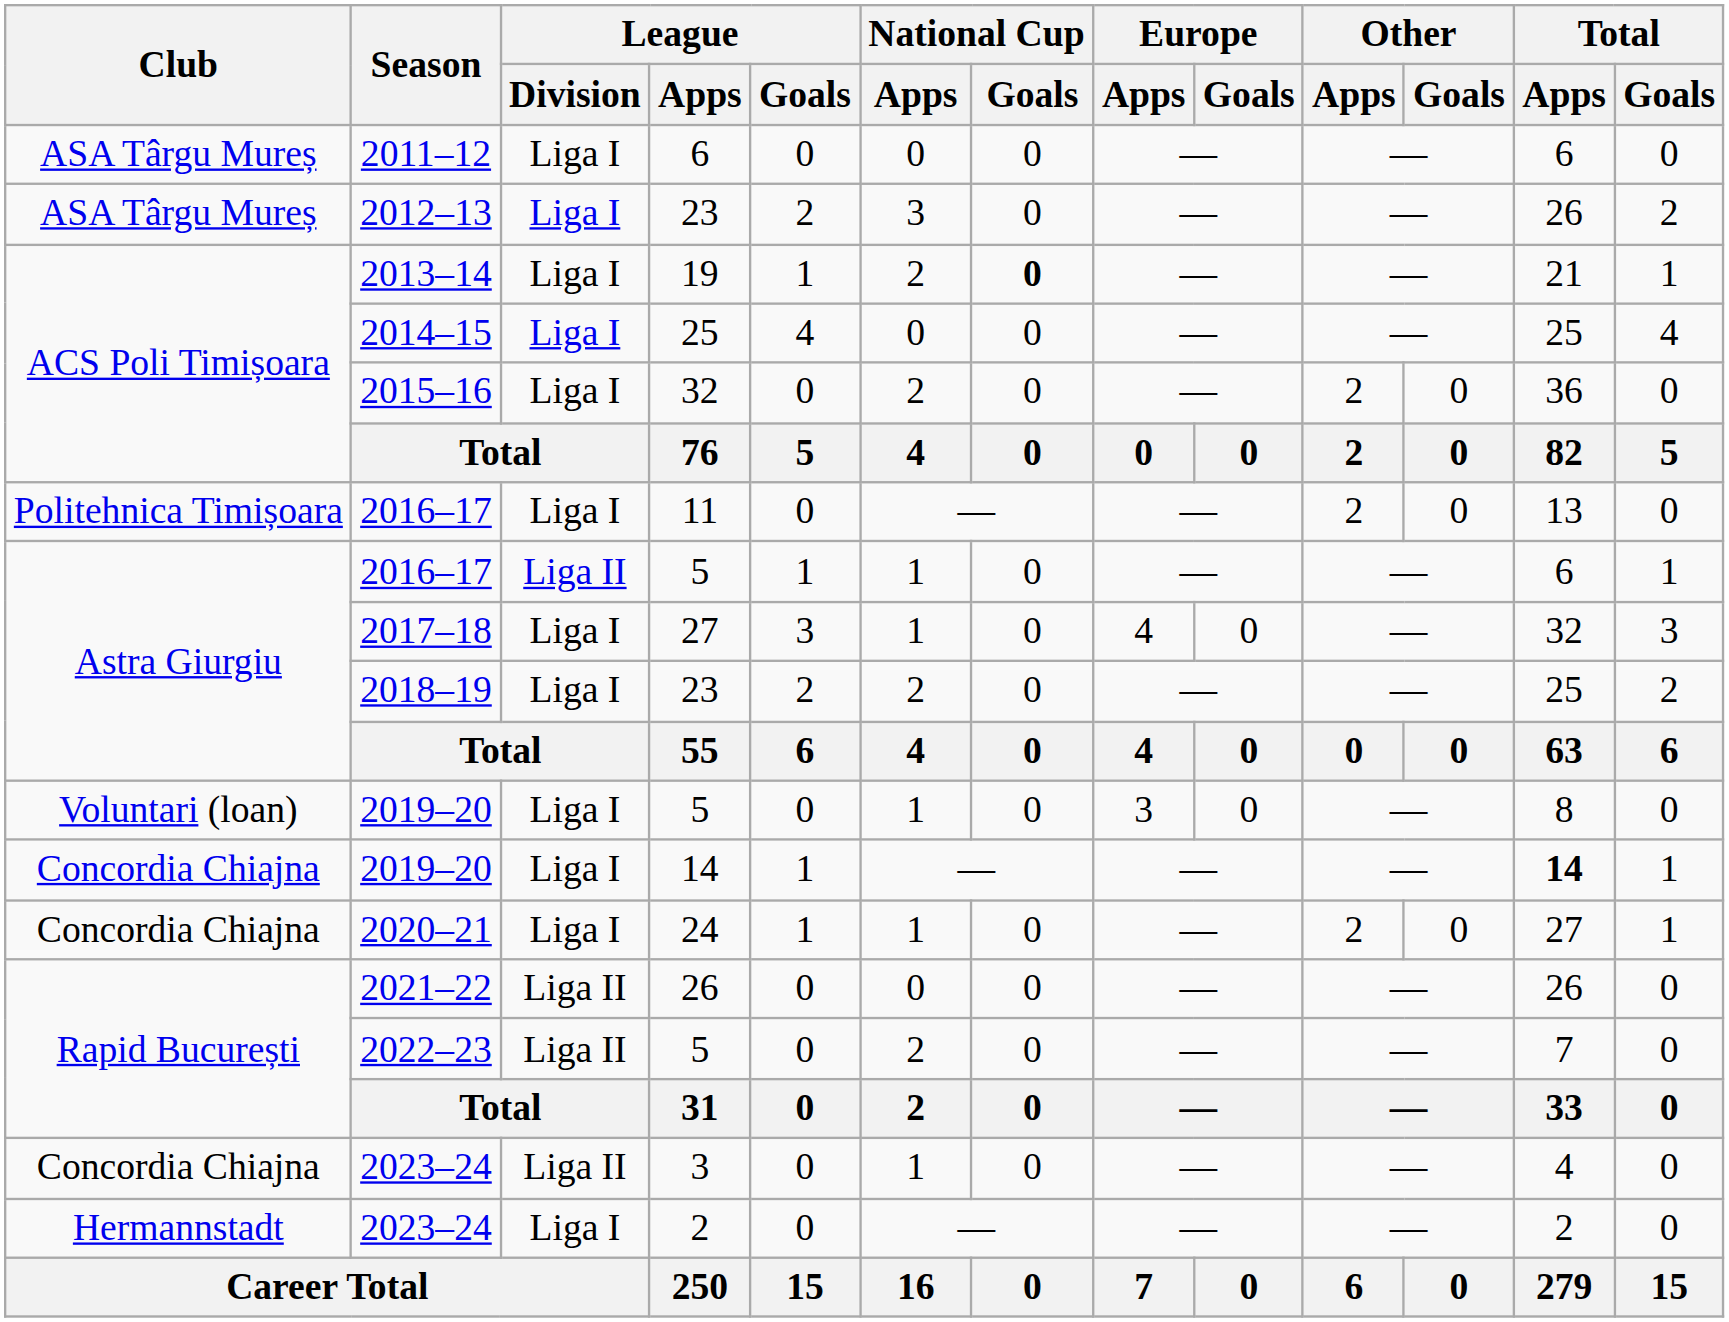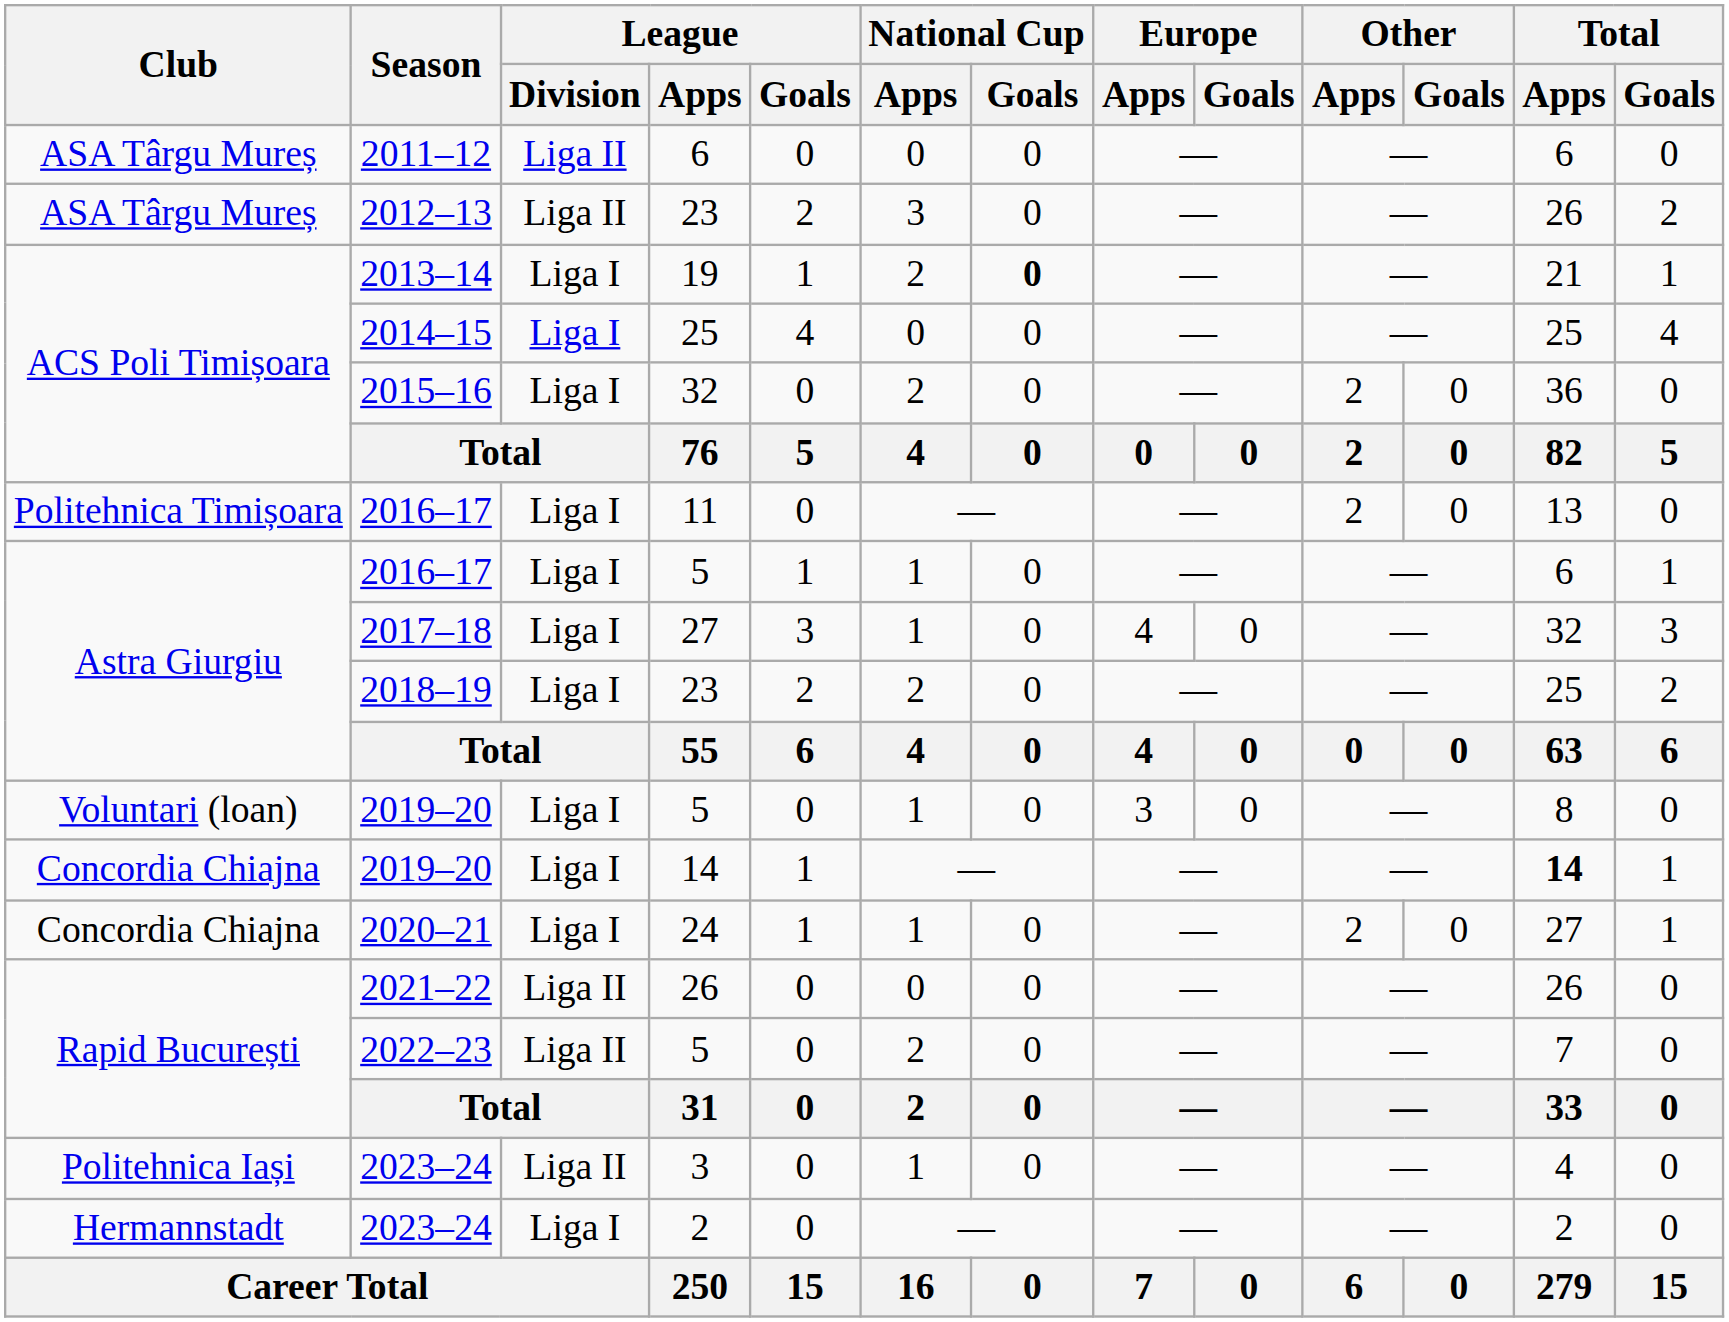(575, 153) Liga I -> (575, 153) Liga II
(575, 213) Liga I -> (575, 213) Liga II
(575, 570) Liga II -> (575, 570) Liga I
(178, 1167) Concordia Chiajna -> (178, 1167) Politehnica Iași
